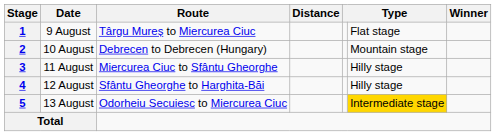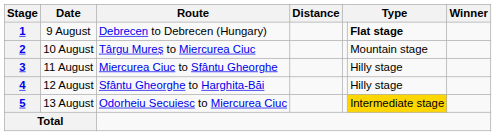(177, 31) Târgu Mureș to Miercurea Ciuc -> (183, 31) Debrecen to Debrecen (Hungary)
(375, 31) normal -> (377, 31) bold
(183, 49) Debrecen to Debrecen (Hungary) -> (177, 49) Târgu Mureș to Miercurea Ciuc
